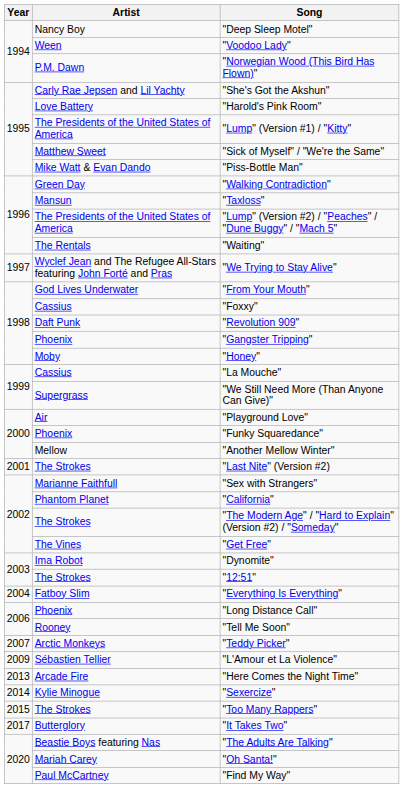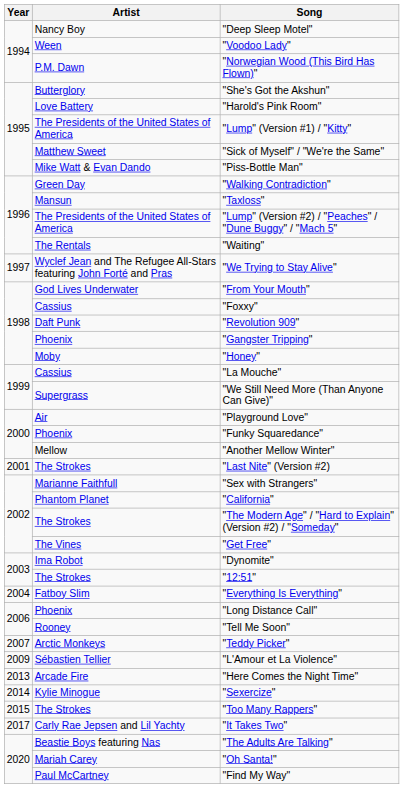(110, 90) Carly Rae Jepsen and Lil Yachty -> (60, 90) Butterglory
(60, 726) Butterglory -> (110, 726) Carly Rae Jepsen and Lil Yachty
